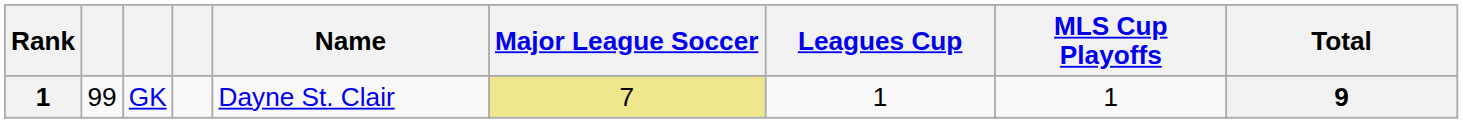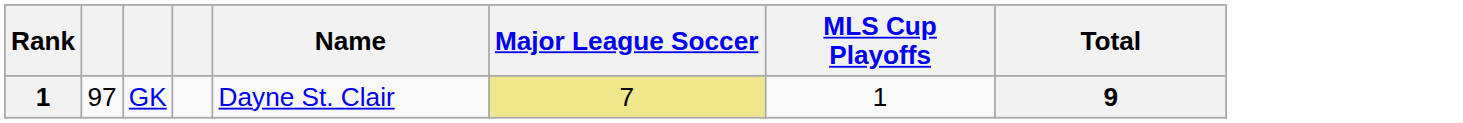- column: (880, 41)
(102, 97) 99 -> (102, 97) 97
